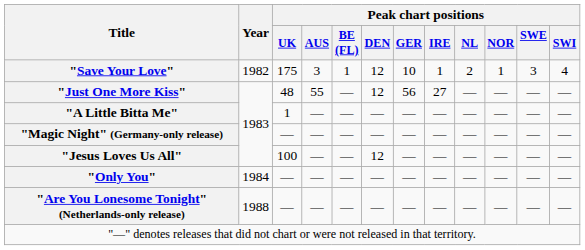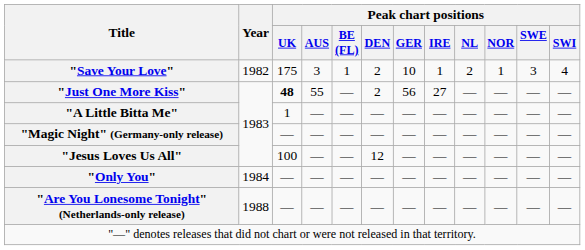(377, 70) 12 -> (377, 70) 2
(287, 92) normal -> (287, 92) bold
(377, 92) 12 -> (377, 92) 2
